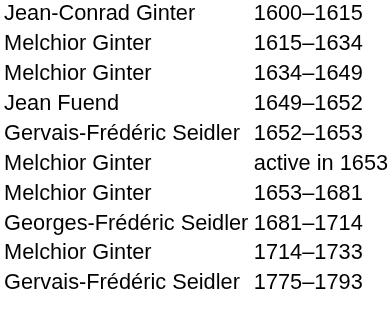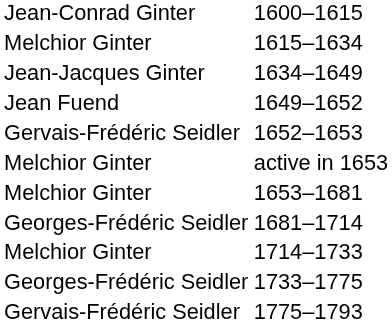(78, 72) Melchior Ginter -> (104, 72) Jean-Jacques Ginter
+ row: (308, 282)
